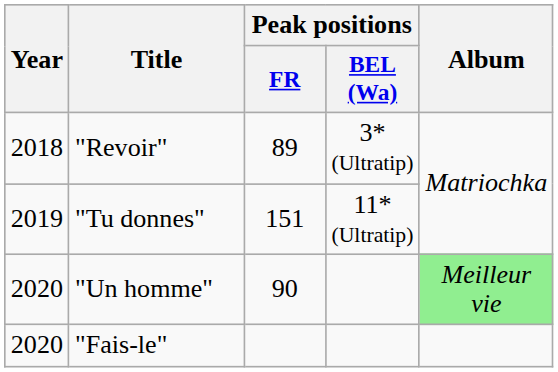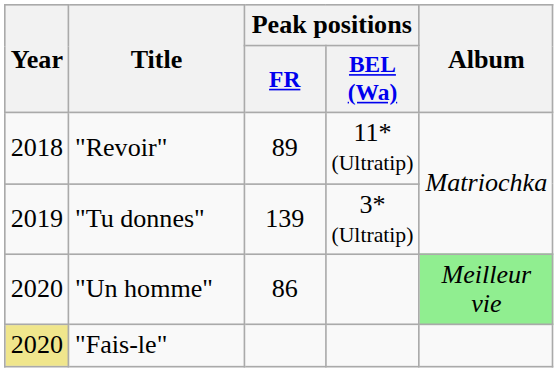(372, 147) 3* (Ultratip) -> (372, 147) 11* (Ultratip)
(285, 218) 151 -> (285, 218) 139
(372, 218) 11* (Ultratip) -> (372, 218) 3* (Ultratip)
(285, 289) 90 -> (285, 289) 86
(37, 345) no background -> (37, 345) khaki background
